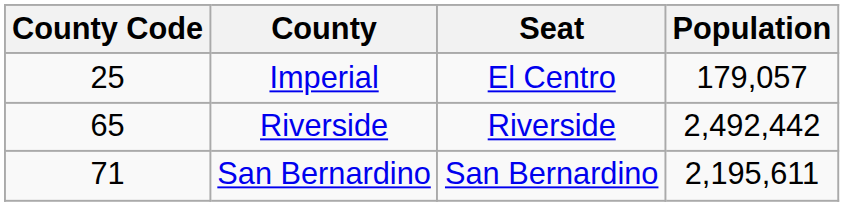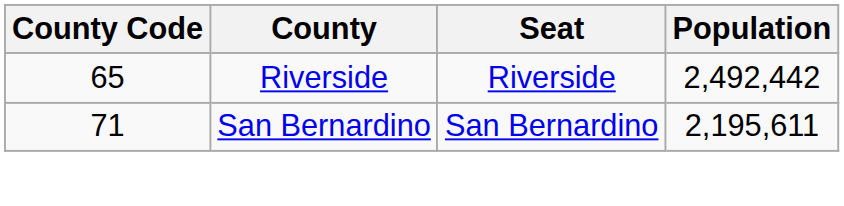- row: (324, 77)
